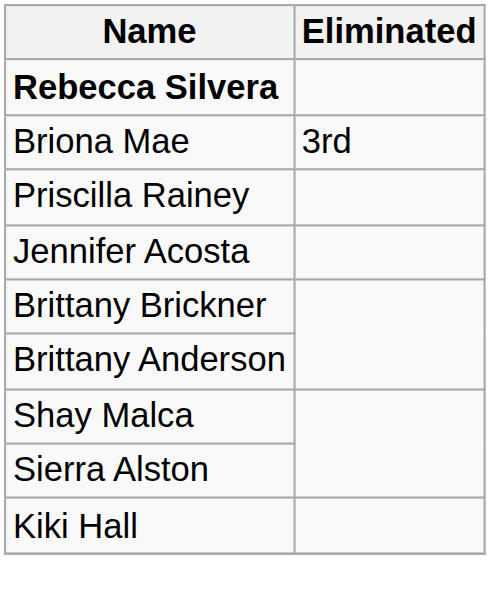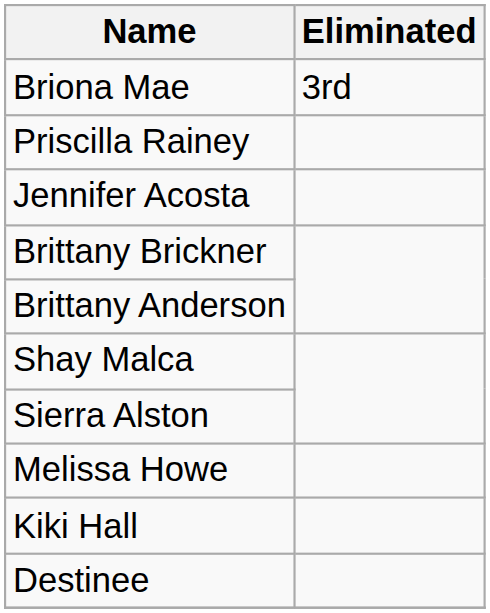- row: (146, 86)
+ row: (121, 470)
+ row: (81, 580)
